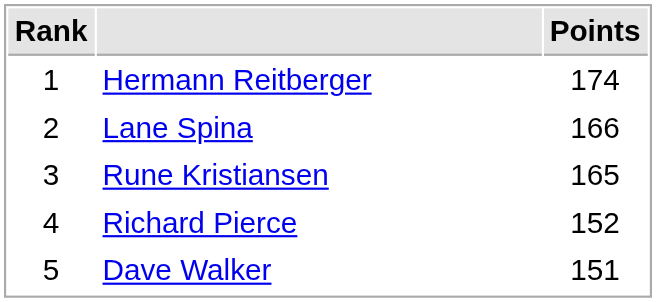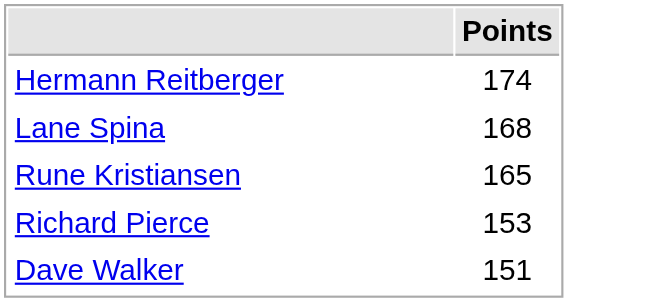- column: (51, 31)
(595, 128) 166 -> (507, 128) 168
(595, 223) 152 -> (507, 223) 153
